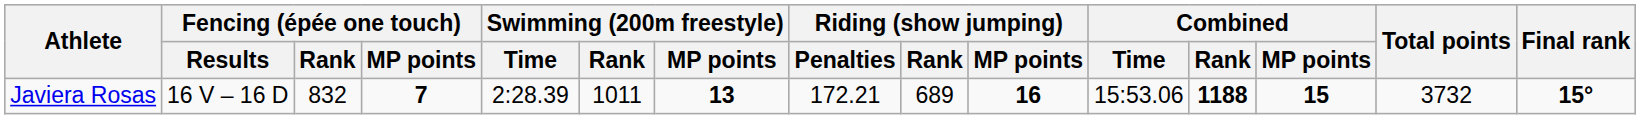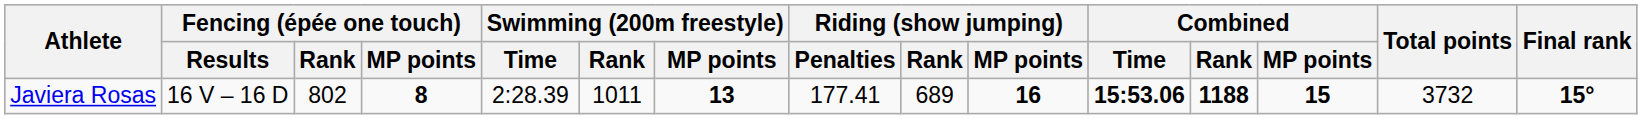(327, 96) 832 -> (327, 96) 802
(421, 96) 7 -> (421, 96) 8
(845, 96) 172.21 -> (845, 96) 177.41
(1139, 96) normal -> (1139, 96) bold
